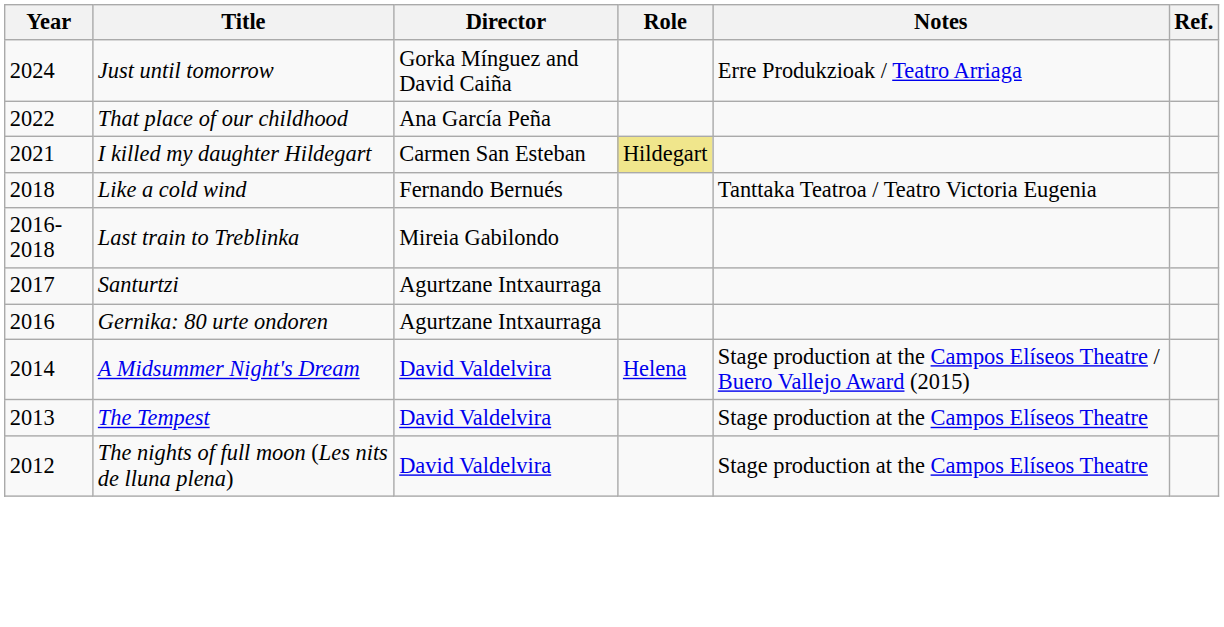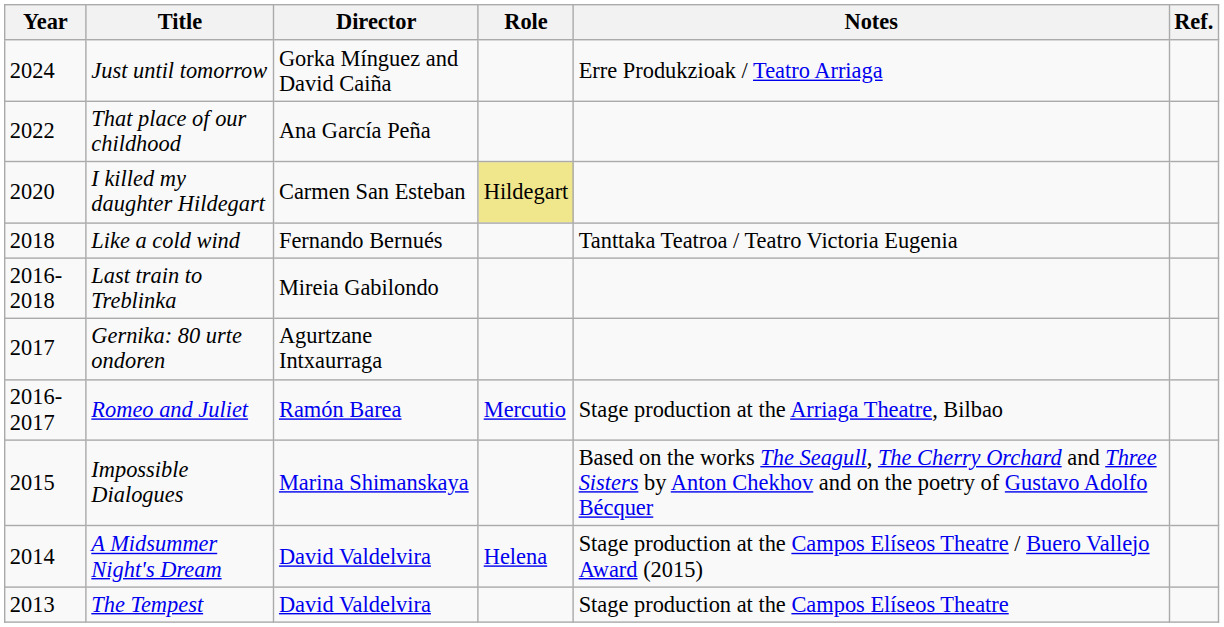(32, 154) 2021 -> (32, 191) 2020
- row: (138, 285)
(32, 321) 2016 -> (32, 348) 2017
+ row: (170, 409)
+ row: (140, 482)
- row: (243, 465)
